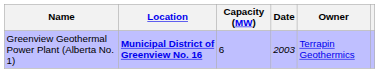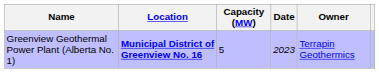(222, 49) 6 -> (222, 49) 5
(284, 49) 2003 -> (284, 49) 2023
